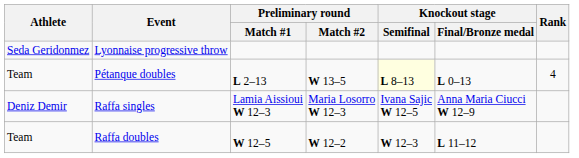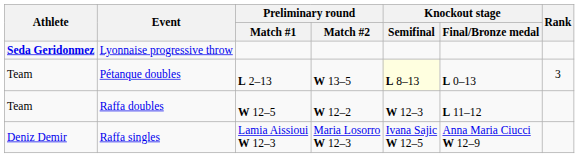(48, 50) normal -> (51, 50) bold
(553, 74) 4 -> (558, 74) 3
rows swapped: (125, 106) <-> (127, 137)
